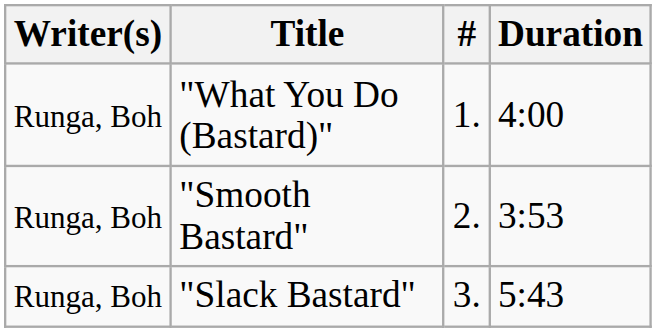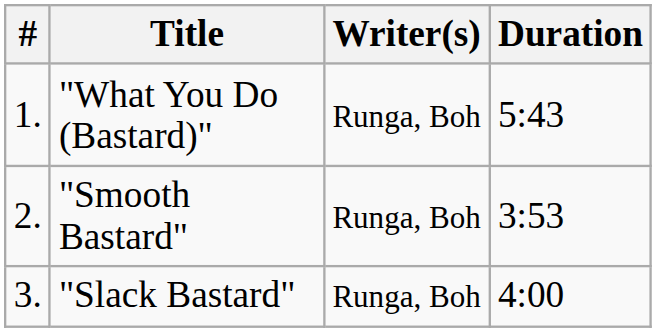columns swapped: (467, 34) <-> (88, 34)
(531, 114) 4:00 -> (531, 114) 5:43
(531, 295) 5:43 -> (531, 295) 4:00
